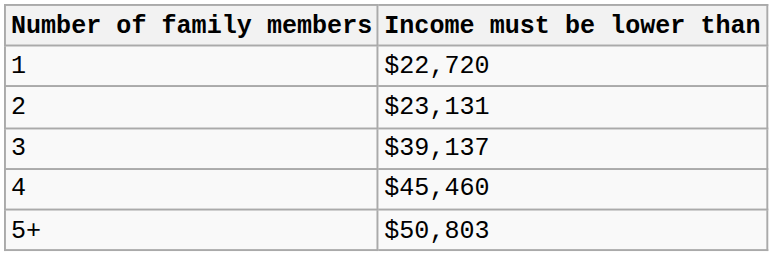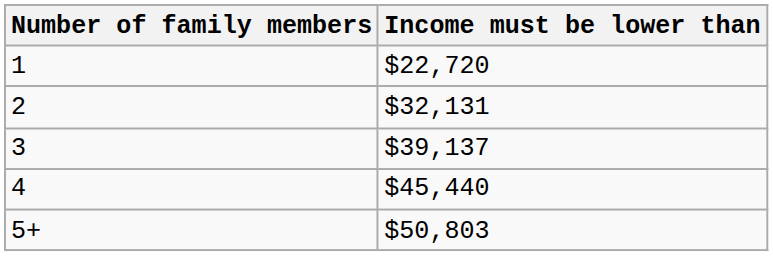(437, 107) $23,131 -> (437, 107) $32,131
(437, 189) $45,460 -> (437, 189) $45,440
